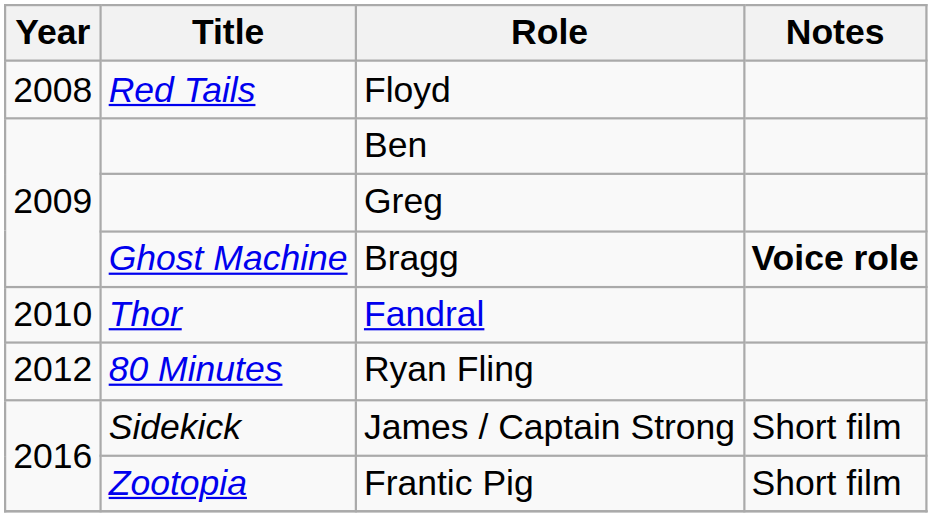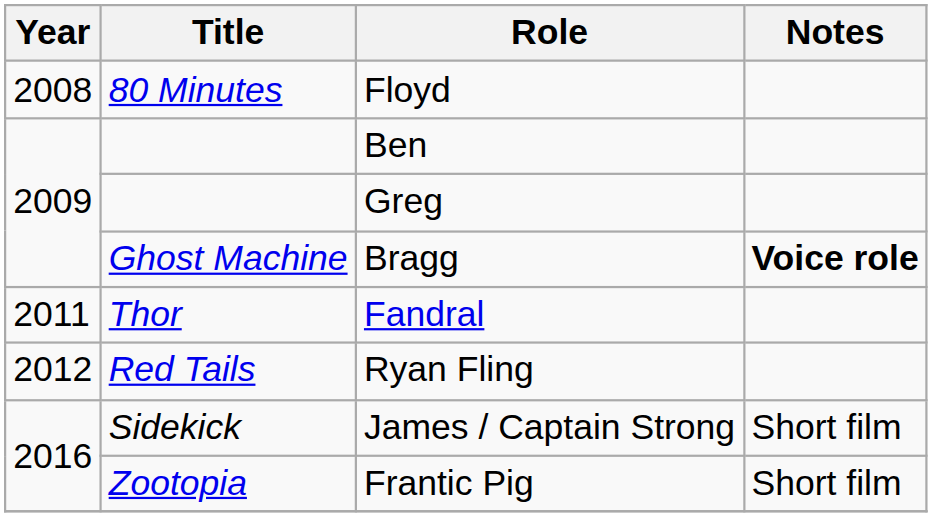(182, 88) Red Tails -> (196, 88) 80 Minutes
(53, 314) 2010 -> (51, 314) 2011
(196, 370) 80 Minutes -> (182, 370) Red Tails
